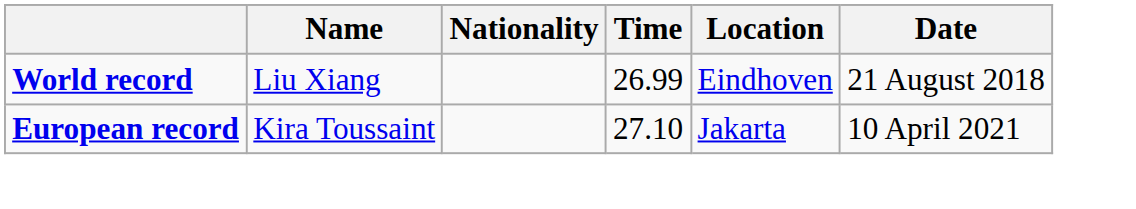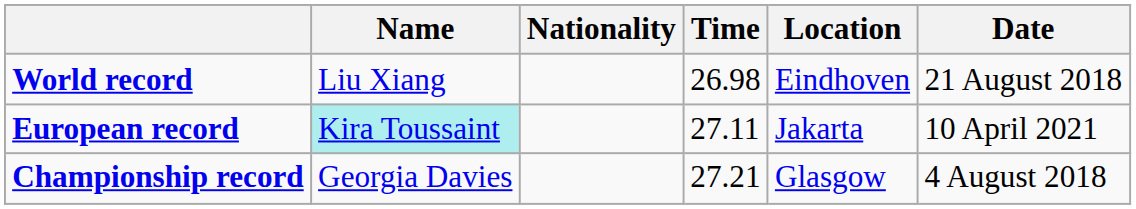(648, 78) 26.99 -> (725, 78) 26.98
(344, 128) no background -> (409, 128) paleturquoise background
(648, 128) 27.10 -> (725, 128) 27.11
+ row: (158, 177)
